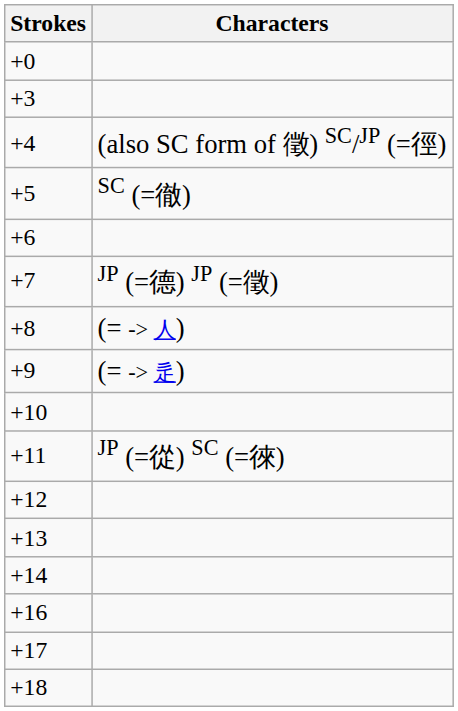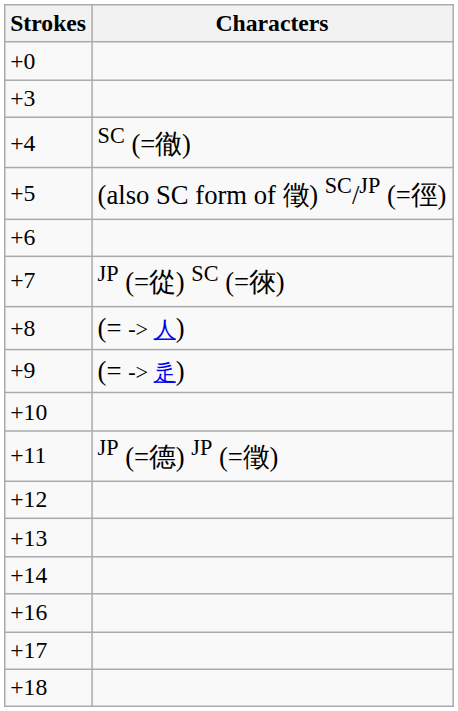(272, 141) (also SC form of 徵) SC/JP (=徑) -> (144, 141) SC (=徹)
(144, 192) SC (=徹) -> (272, 192) (also SC form of 徵) SC/JP (=徑)
(188, 280) JP (=德) JP (=徵) -> (191, 280) JP (=從) SC (=徠)
(191, 455) JP (=從) SC (=徠) -> (188, 455) JP (=德) JP (=徵)
